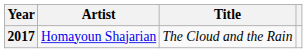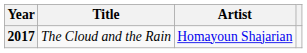columns swapped: (227, 15) <-> (99, 15)
